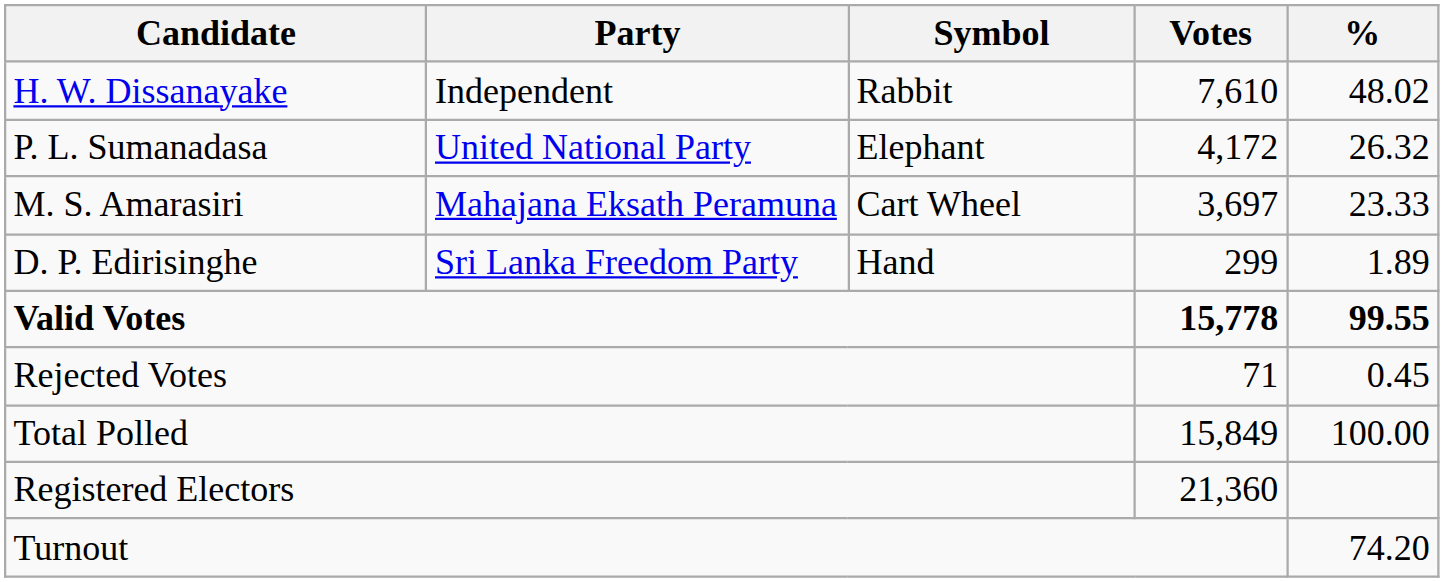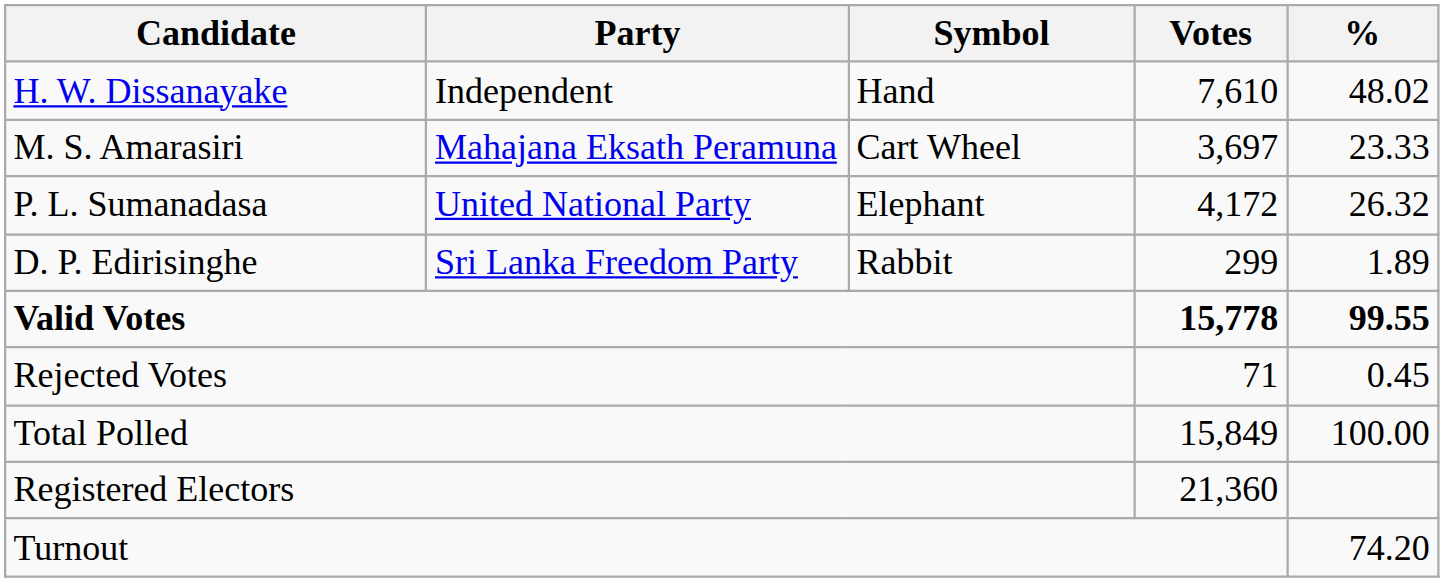(905, 90) Rabbit -> (896, 90) Hand
rows swapped: (140, 147) <-> (128, 204)
(896, 261) Hand -> (905, 261) Rabbit
